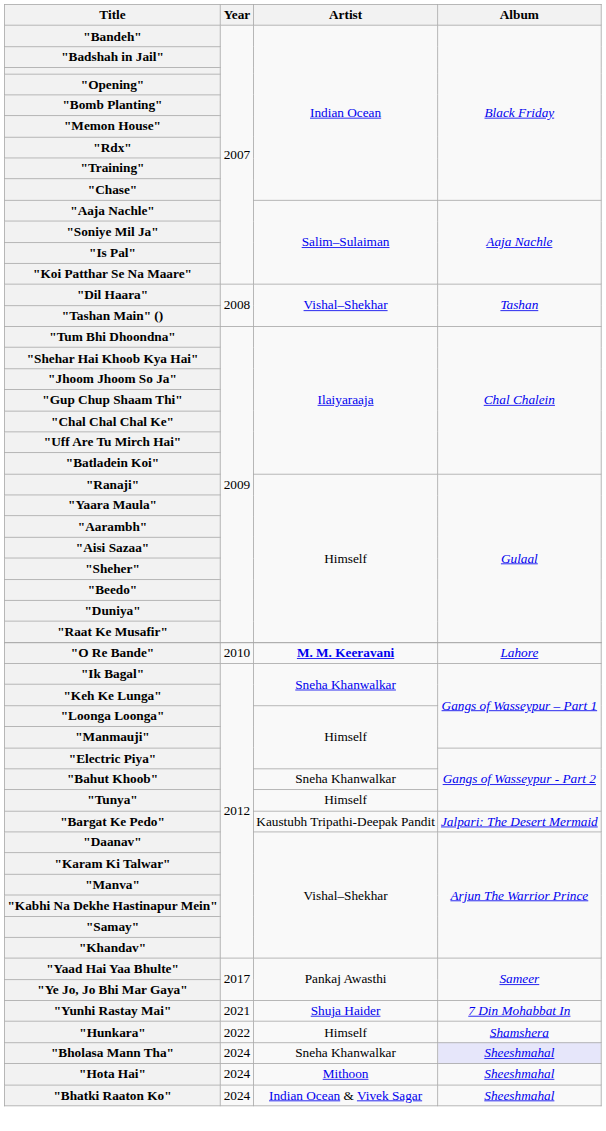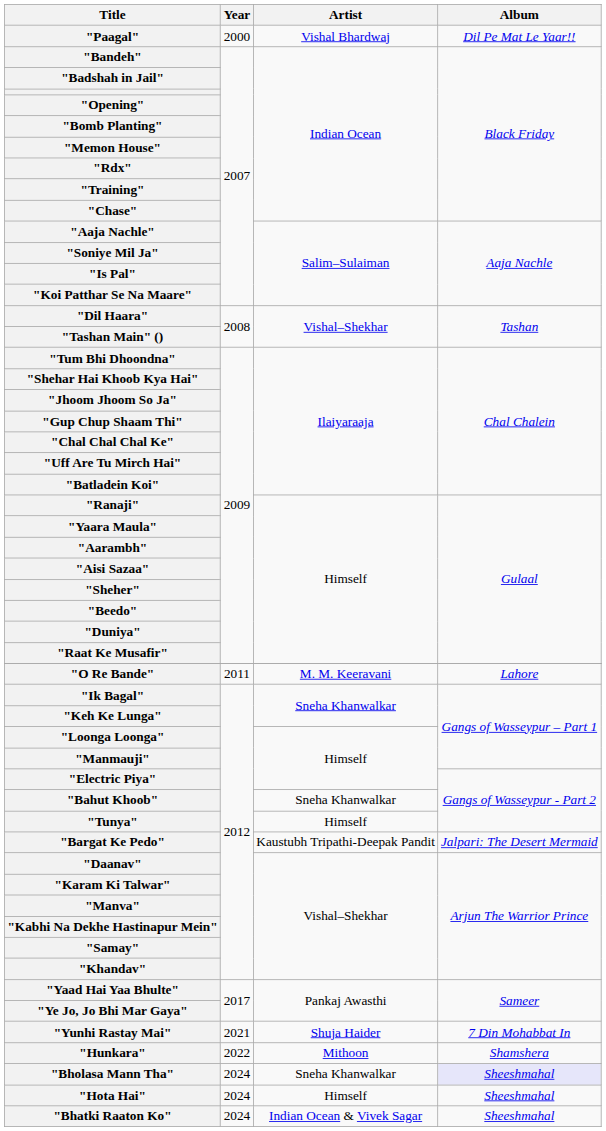+ row: (112, 36)
(237, 652) 2010 -> (237, 674) 2011
(346, 652) bold -> (346, 674) normal
(346, 1032) Himself -> (346, 1053) Mithoon
(346, 1074) Mithoon -> (346, 1095) Himself
